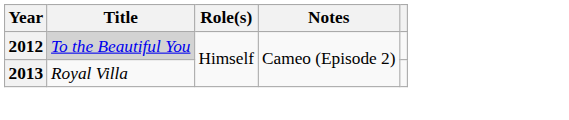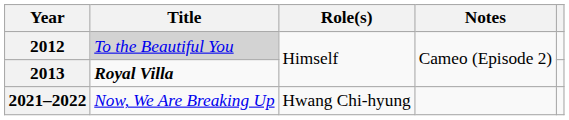(90, 73) normal -> (134, 73) bold
+ row: (47, 100)
